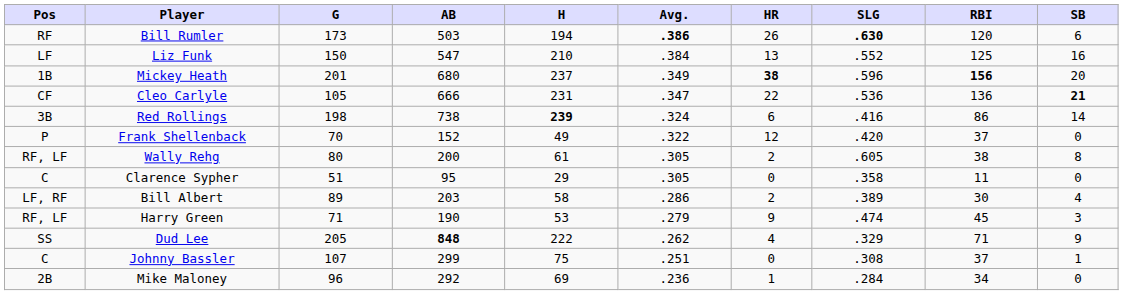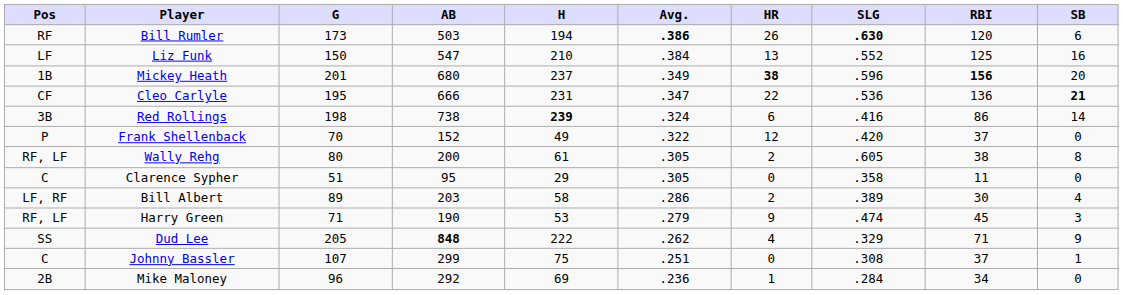(335, 96) 105 -> (335, 96) 195
